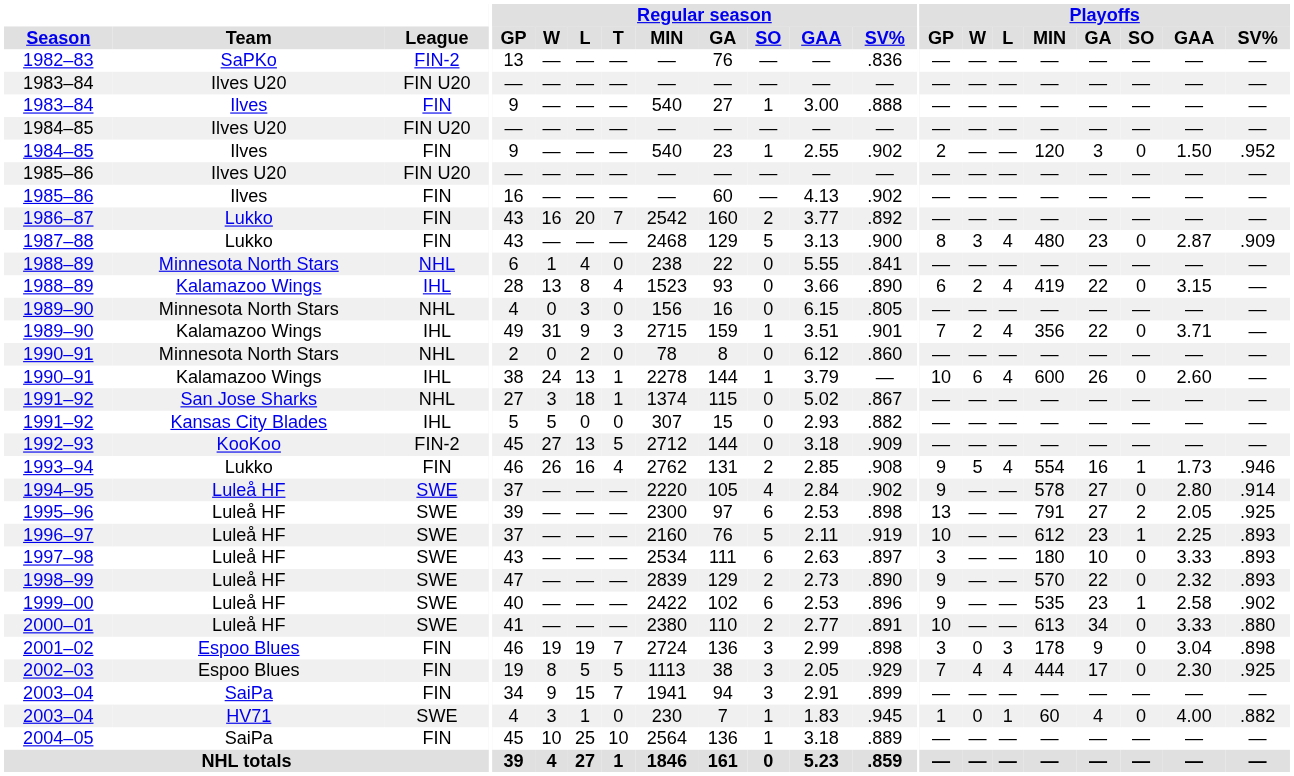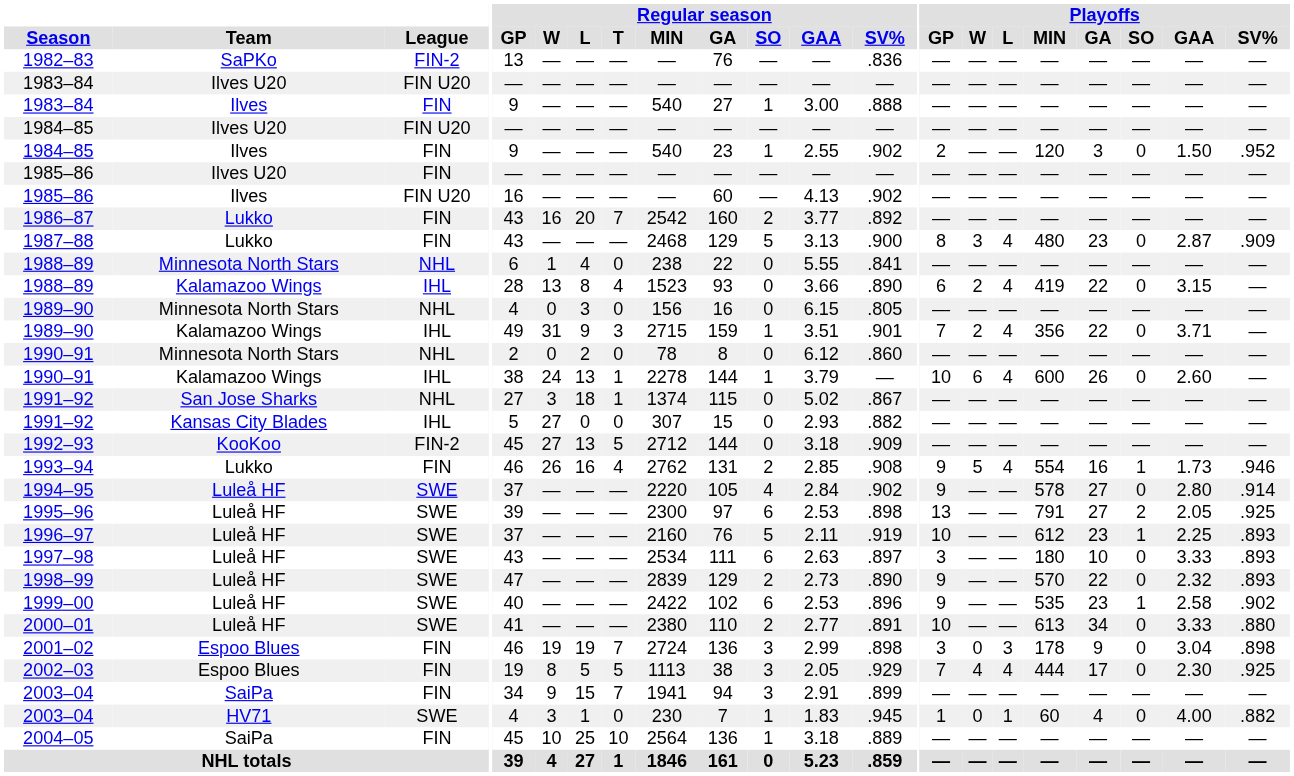(437, 173) FIN U20 -> (437, 173) FIN
(437, 196) FIN -> (437, 196) FIN U20
(552, 422) 5 -> (551, 422) 27
